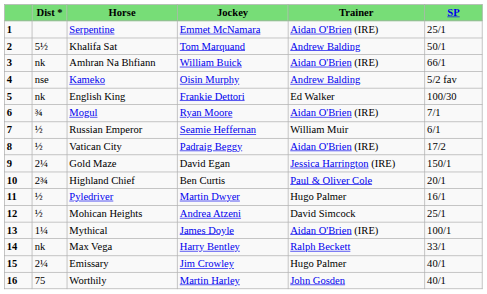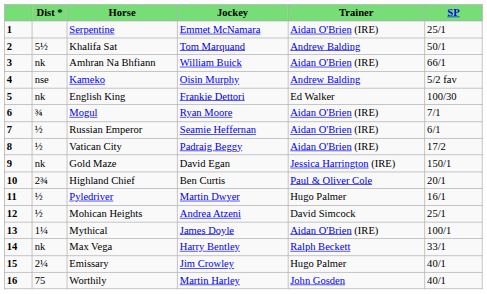(319, 130) William Muir -> (334, 130) Aidan O'Brien (IRE)
(41, 163) 2¼ -> (40, 163) nk
